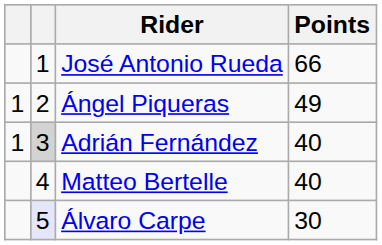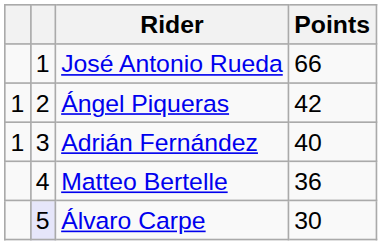(308, 103) 49 -> (308, 103) 42
(43, 142) lightgrey background -> (43, 142) no background
(308, 182) 40 -> (308, 182) 36
